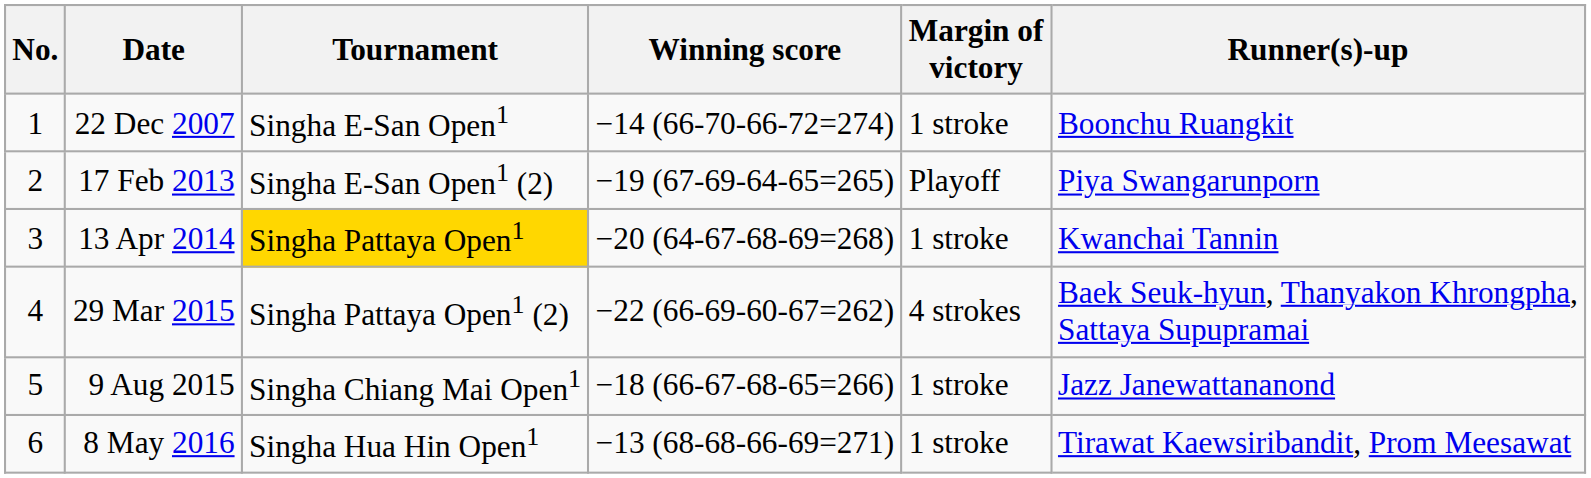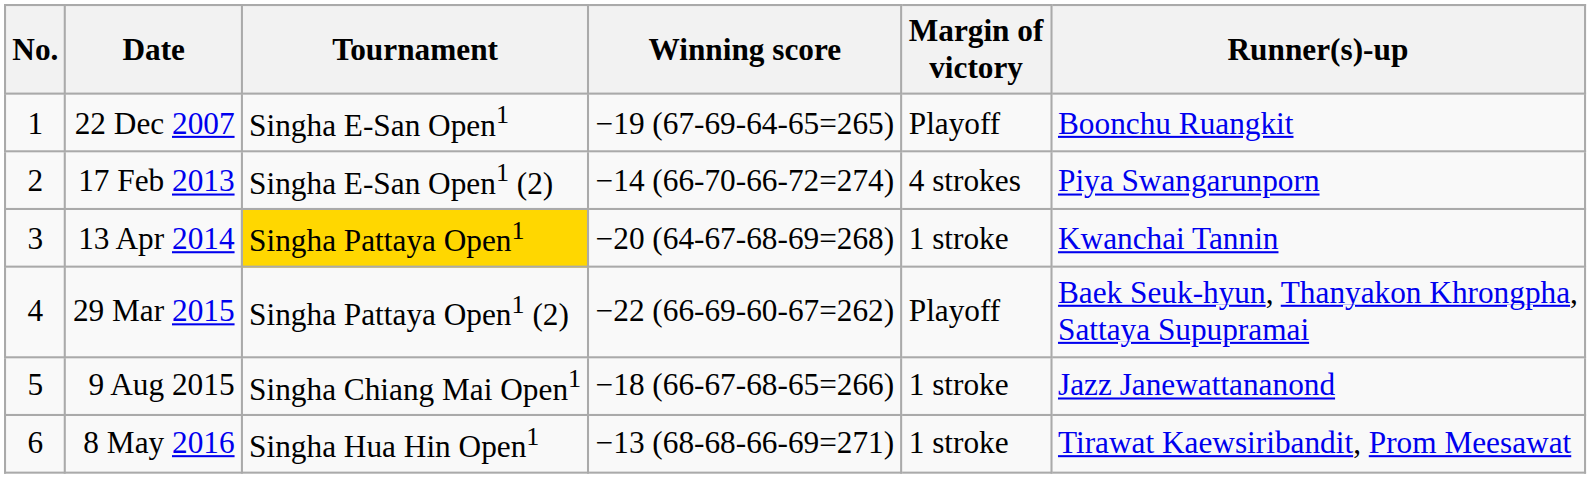(745, 122) −14 (66-70-66-72=274) -> (745, 122) −19 (67-69-64-65=265)
(959, 122) 1 stroke -> (954, 122) Playoff
(745, 180) −19 (67-69-64-65=265) -> (745, 180) −14 (66-70-66-72=274)
(954, 180) Playoff -> (965, 180) 4 strokes
(965, 311) 4 strokes -> (954, 311) Playoff
